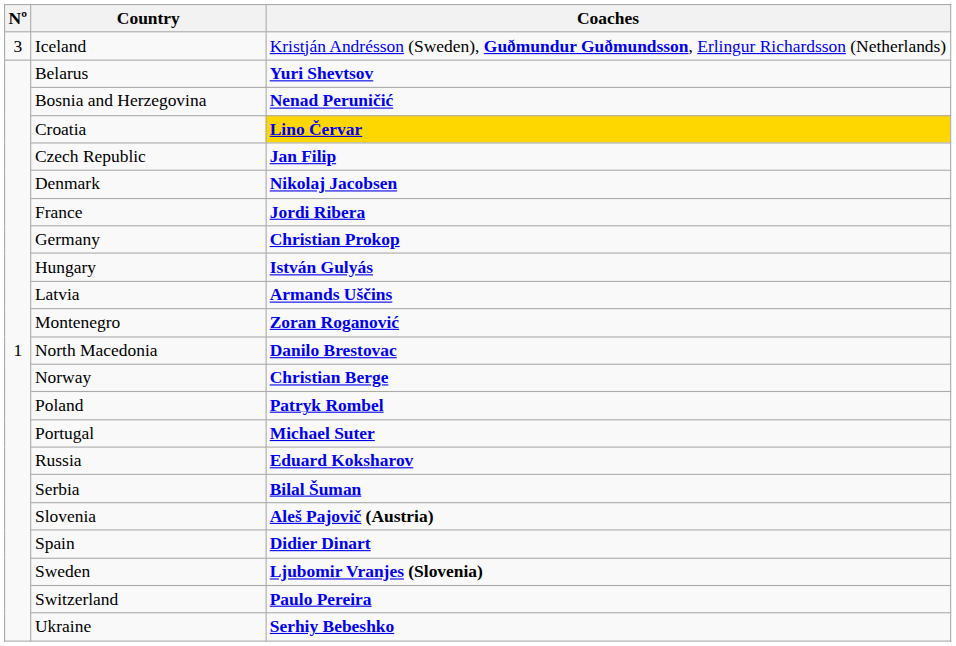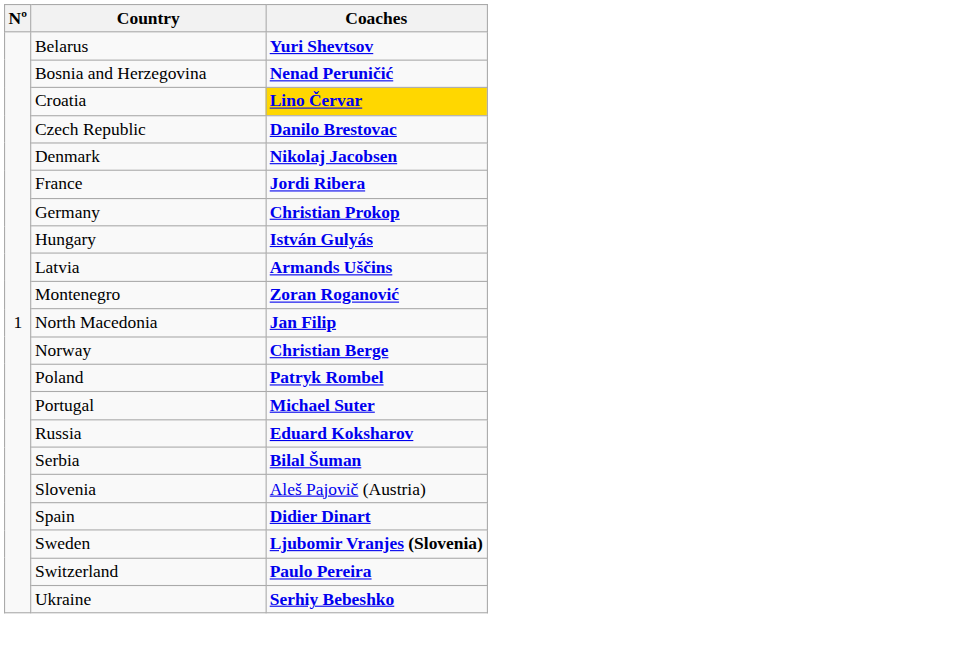- row: (61, 45)
(303, 156) Jan Filip -> (333, 128) Danilo Brestovac
(333, 350) Danilo Brestovac -> (303, 322) Jan Filip
(352, 516) bold -> (348, 488) normal
